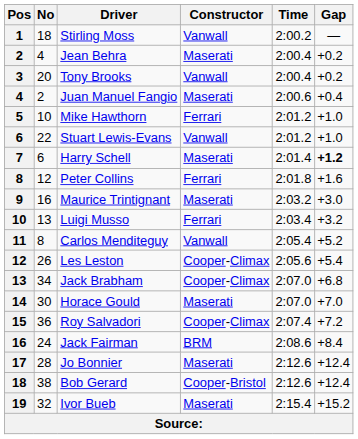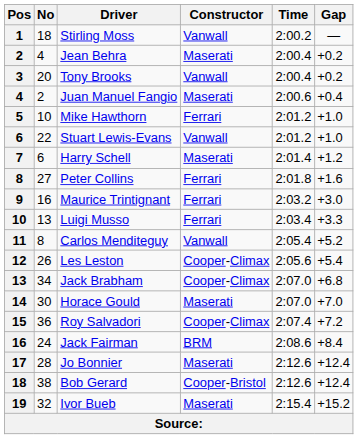(330, 158) bold -> (330, 158) normal
(44, 178) 12 -> (44, 178) 27
(208, 199) Maserati -> (202, 199) Ferrari
(330, 219) +3.2 -> (330, 219) +3.3
